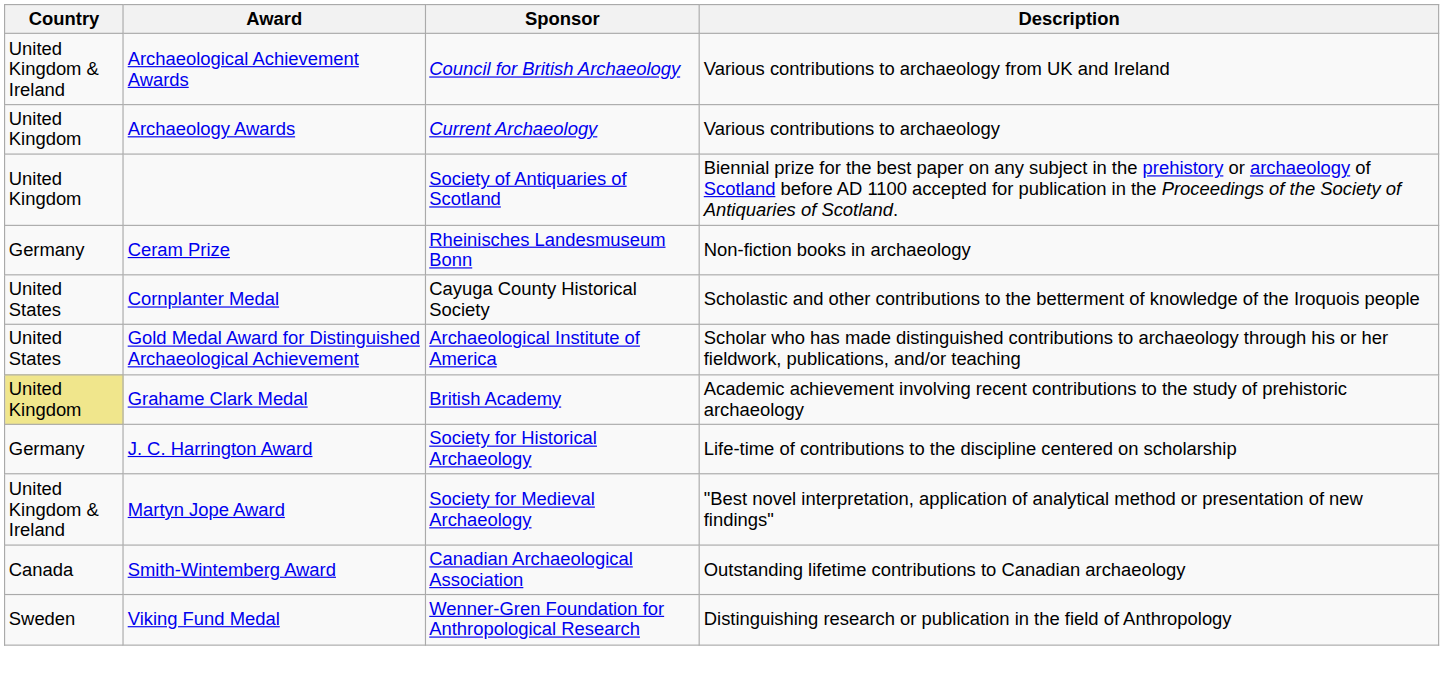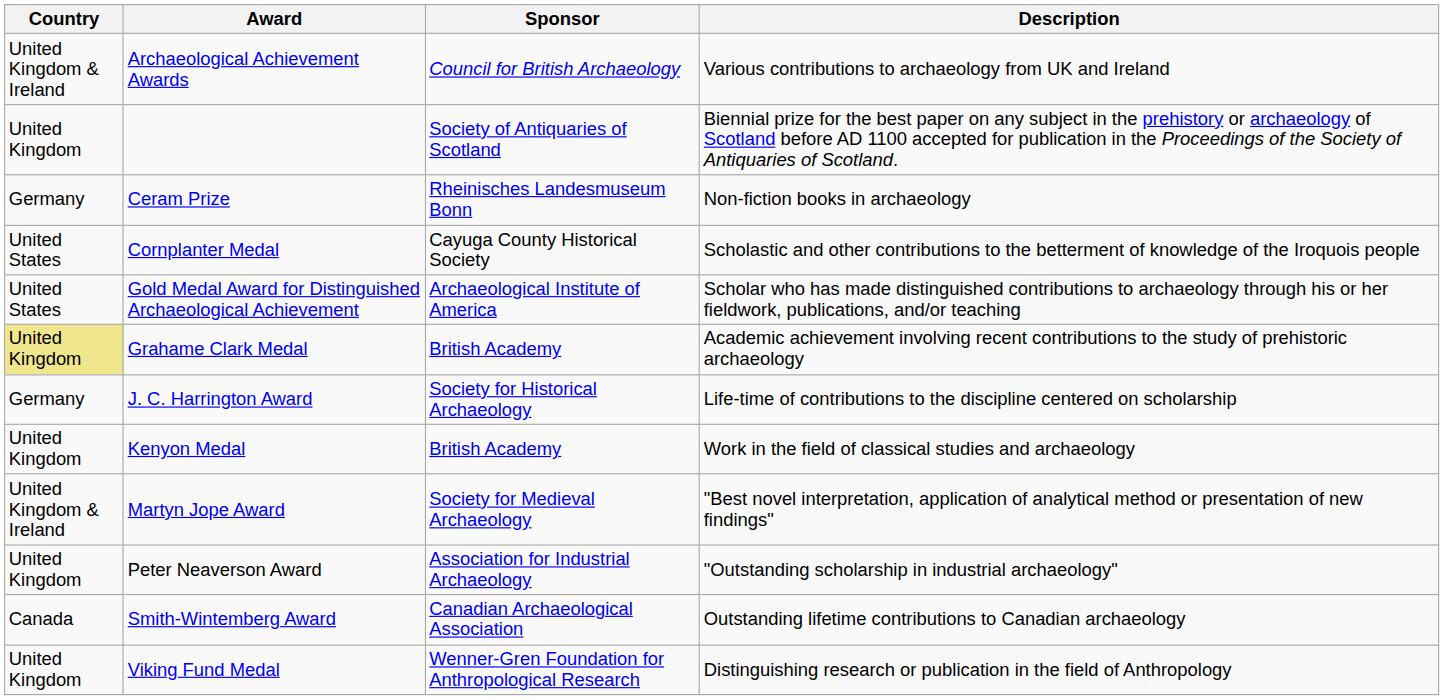- row: (211, 129)
+ row: (187, 449)
+ row: (225, 569)
(42, 619) Sweden -> (45, 669) United Kingdom
